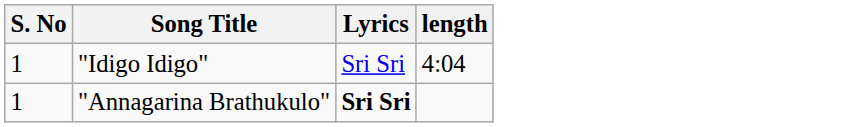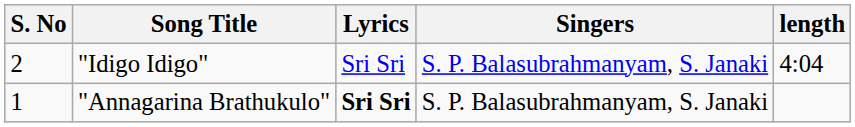+ column: (595, 24)
(17, 63) 1 -> (17, 63) 2
